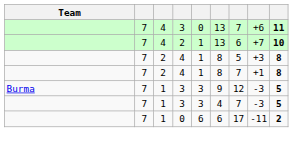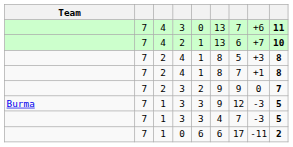+ row: (163, 88)
